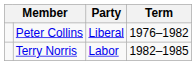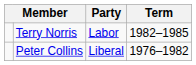rows swapped: (49, 32) <-> (46, 51)
